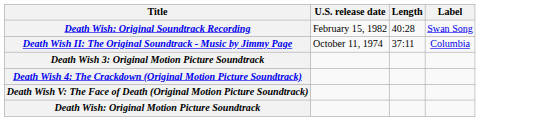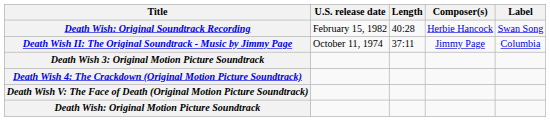+ column: (460, 12)
